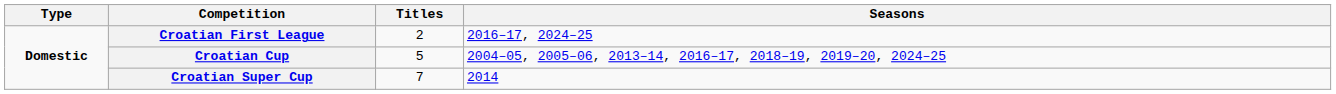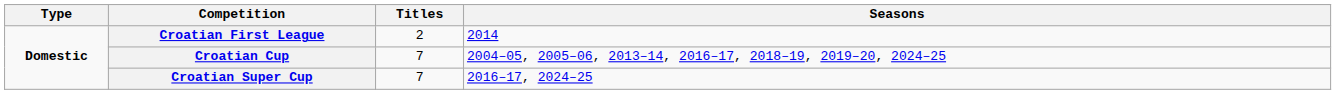(530, 37) 2016–17, 2024–25 -> (483, 37) 2014
(420, 58) 5 -> (420, 58) 7
(483, 79) 2014 -> (530, 79) 2016–17, 2024–25
